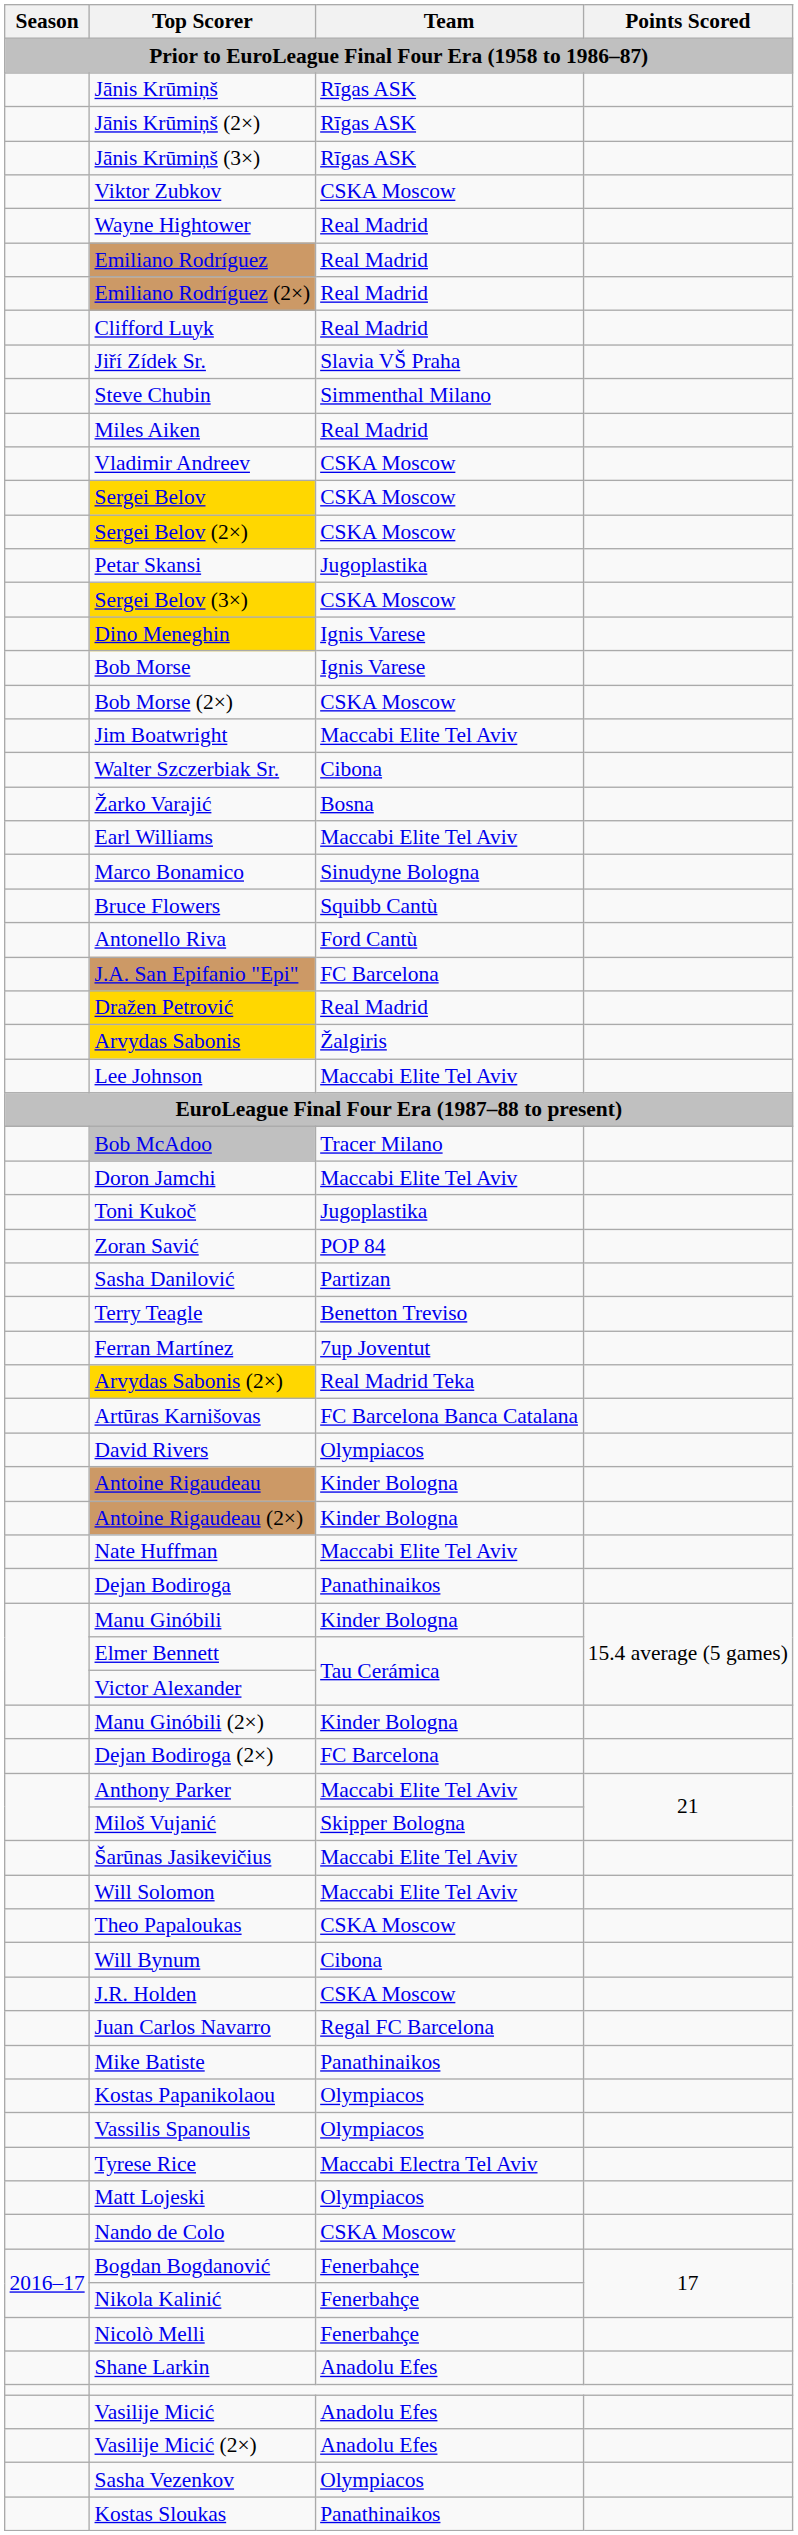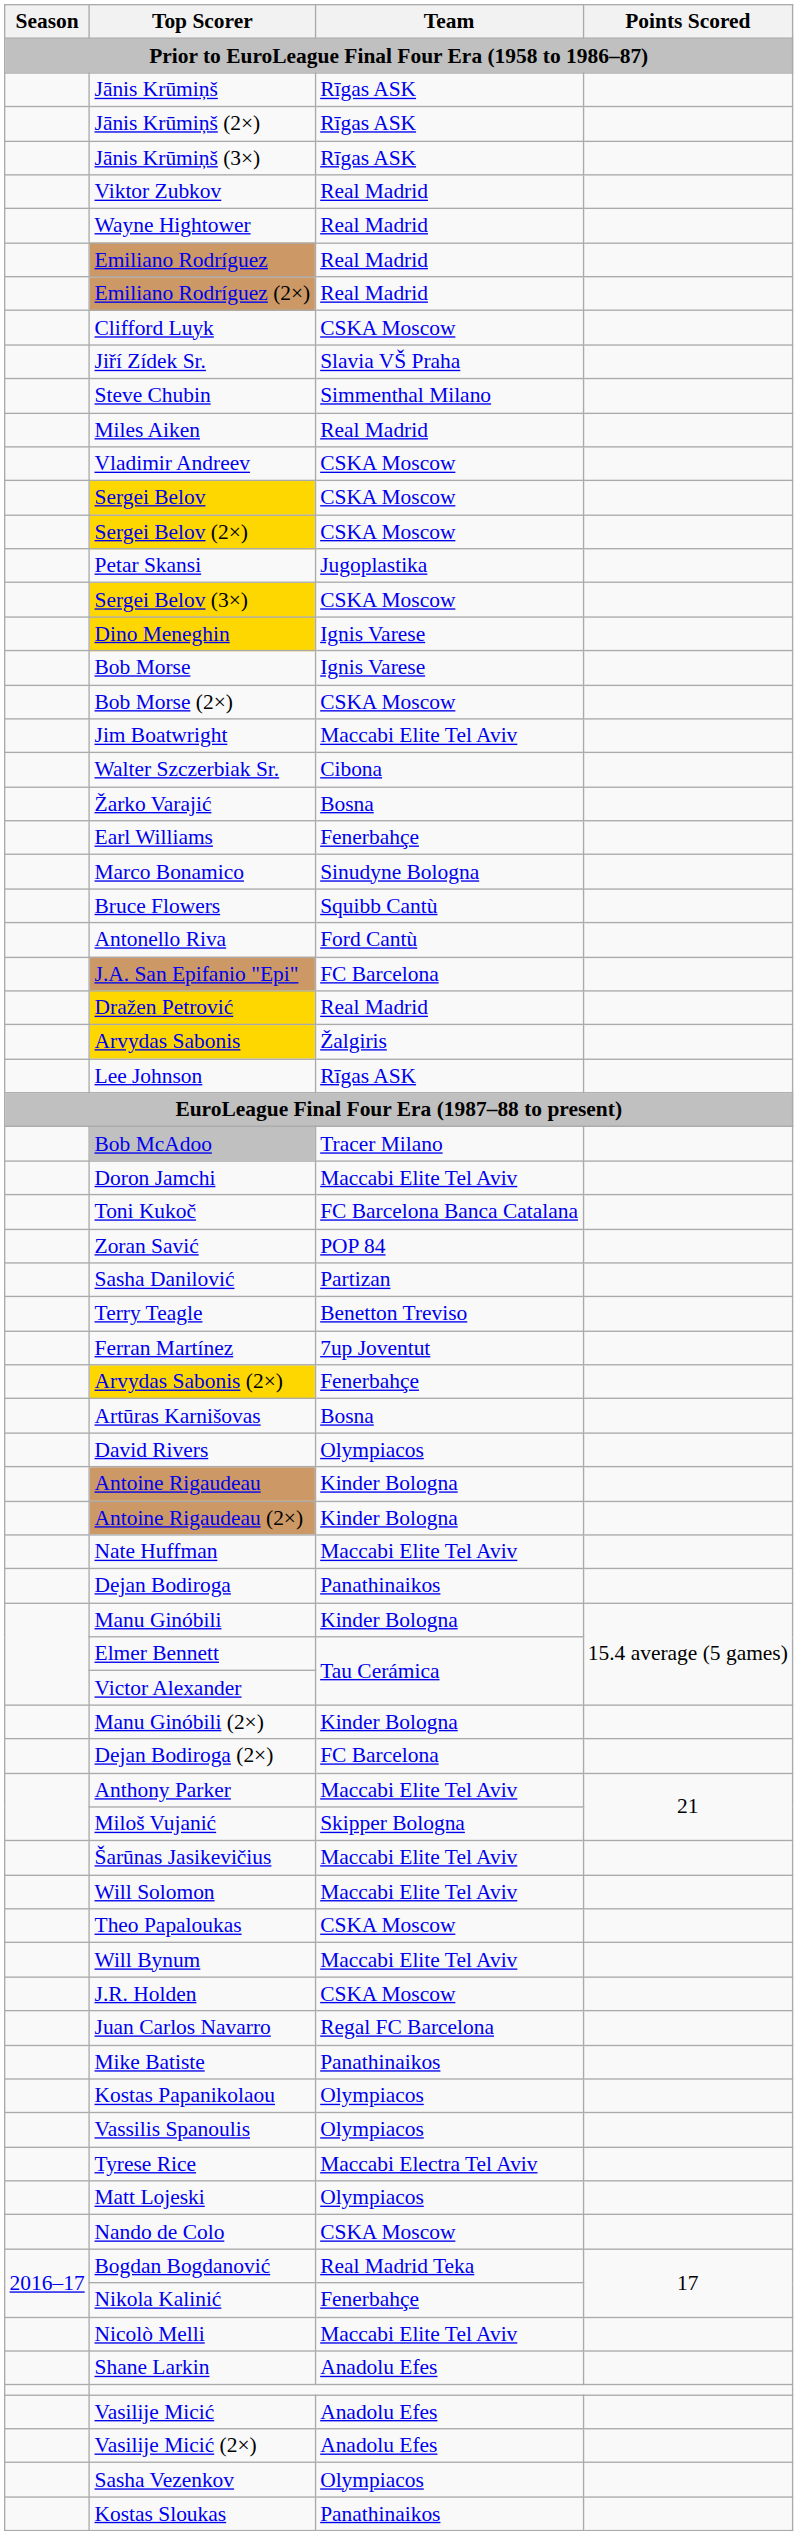(388, 191) CSKA Moscow -> (374, 191) Real Madrid
(374, 327) Real Madrid -> (388, 327) CSKA Moscow
(419, 837) Maccabi Elite Tel Aviv -> (370, 837) Fenerbahçe
(419, 1075) Maccabi Elite Tel Aviv -> (368, 1075) Rīgas ASK
(374, 1211) Jugoplastika -> (449, 1211) FC Barcelona Banca Catalana
(397, 1381) Real Madrid Teka -> (370, 1381) Fenerbahçe
(449, 1415) FC Barcelona Banca Catalana -> (347, 1415) Bosna
(351, 1959) Cibona -> (419, 1959) Maccabi Elite Tel Aviv
(370, 2265) Fenerbahçe -> (397, 2265) Real Madrid Teka
(370, 2333) Fenerbahçe -> (419, 2333) Maccabi Elite Tel Aviv
